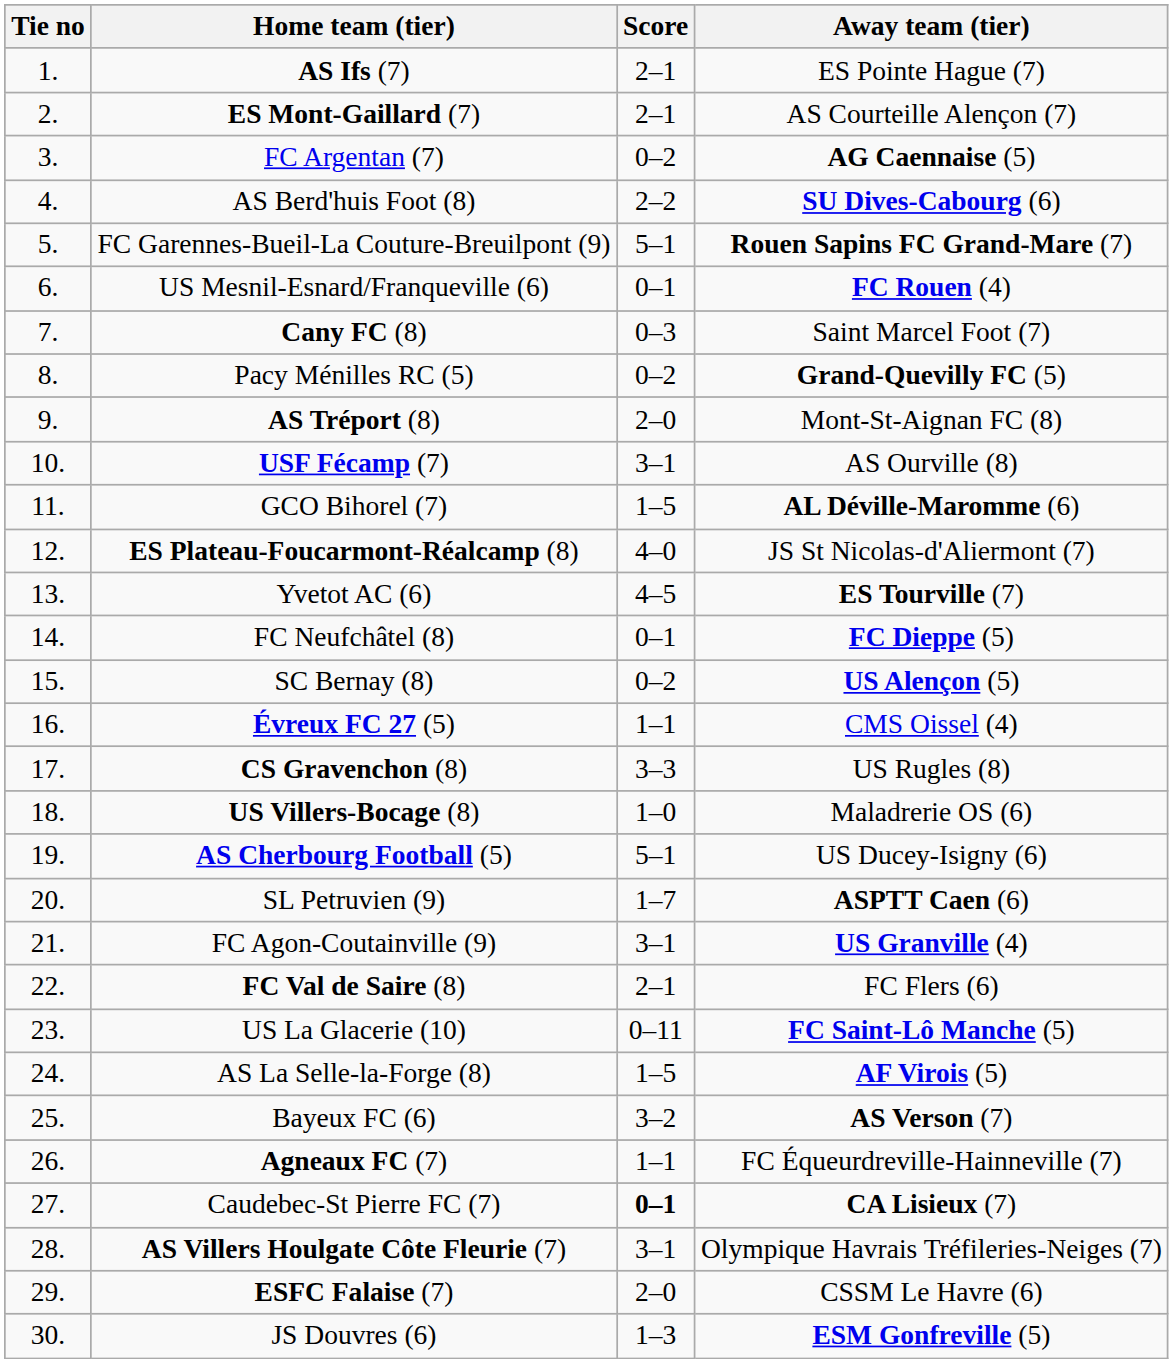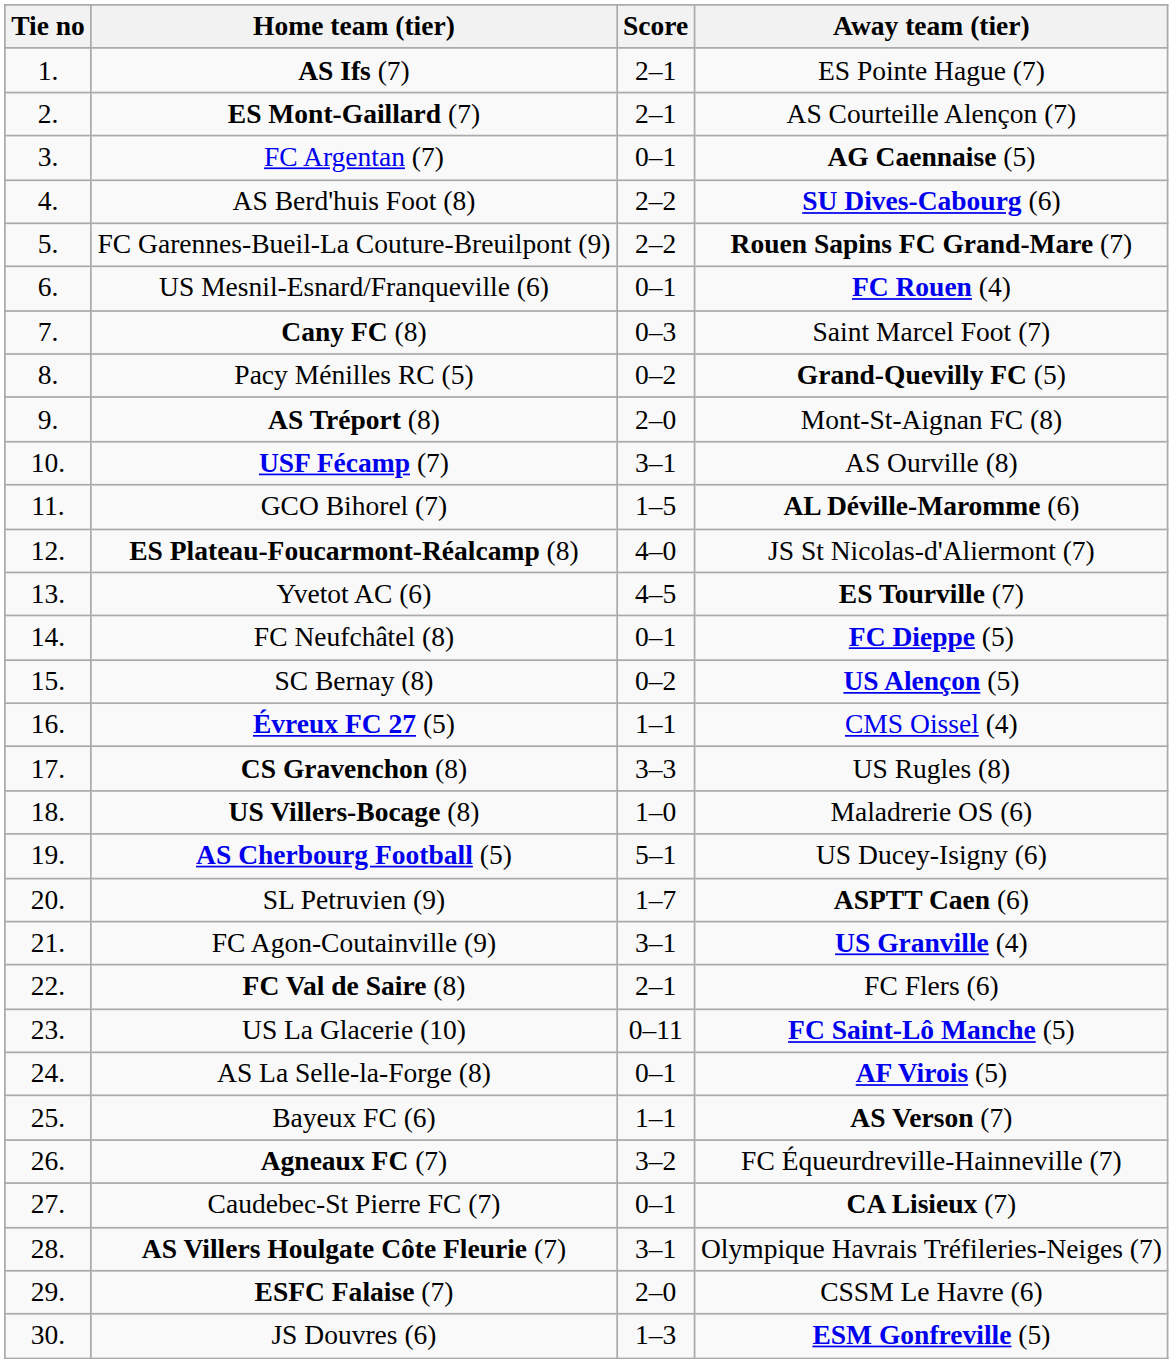(656, 157) 0–2 -> (656, 157) 0–1
(656, 244) 5–1 -> (656, 244) 2–2
(656, 1073) 1–5 -> (656, 1073) 0–1
(656, 1117) 3–2 -> (656, 1117) 1–1
(656, 1161) 1–1 -> (656, 1161) 3–2
(656, 1204) bold -> (656, 1204) normal
